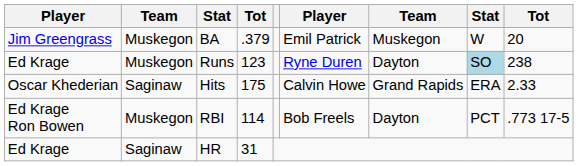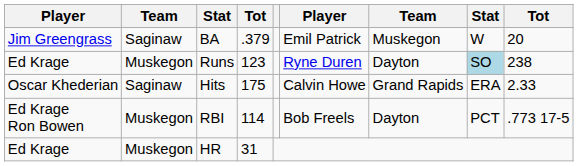(159, 39) Muskegon -> (153, 39) Saginaw
(153, 149) Saginaw -> (159, 149) Muskegon
